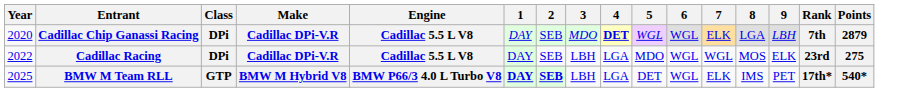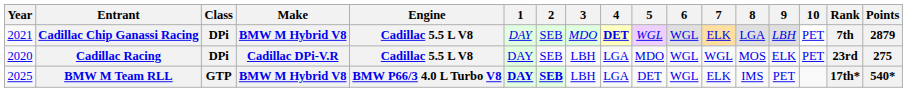+ column: (813, 14)
(20, 35) 2020 -> (20, 35) 2021
(293, 35) Cadillac DPi-V.R -> (293, 35) BMW M Hybrid V8
(20, 55) 2022 -> (20, 55) 2020
